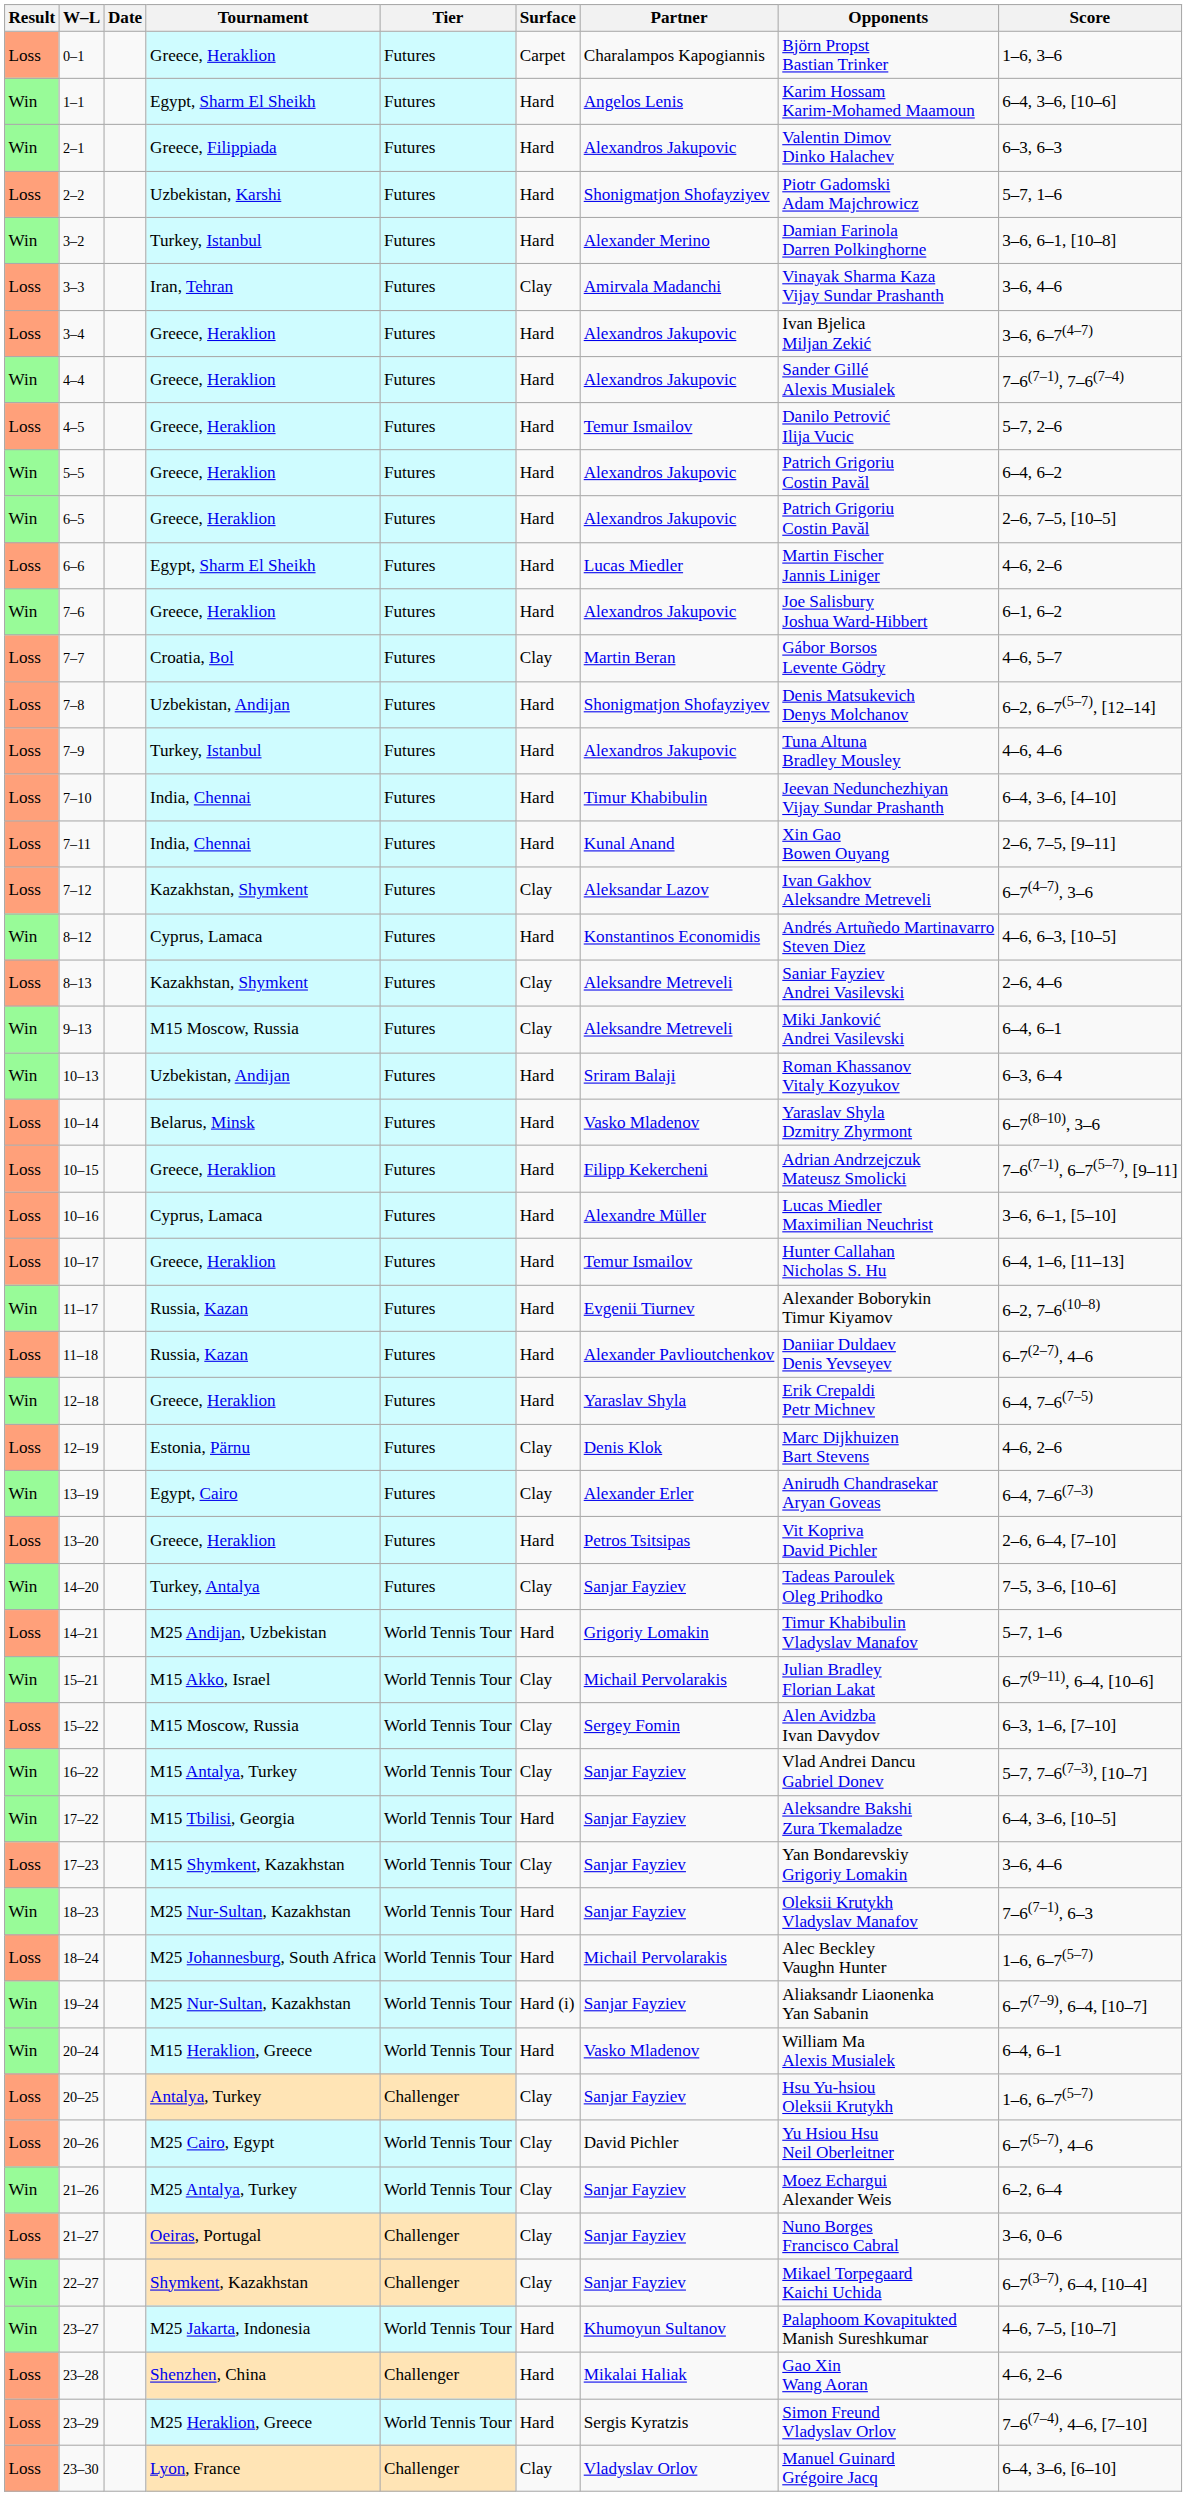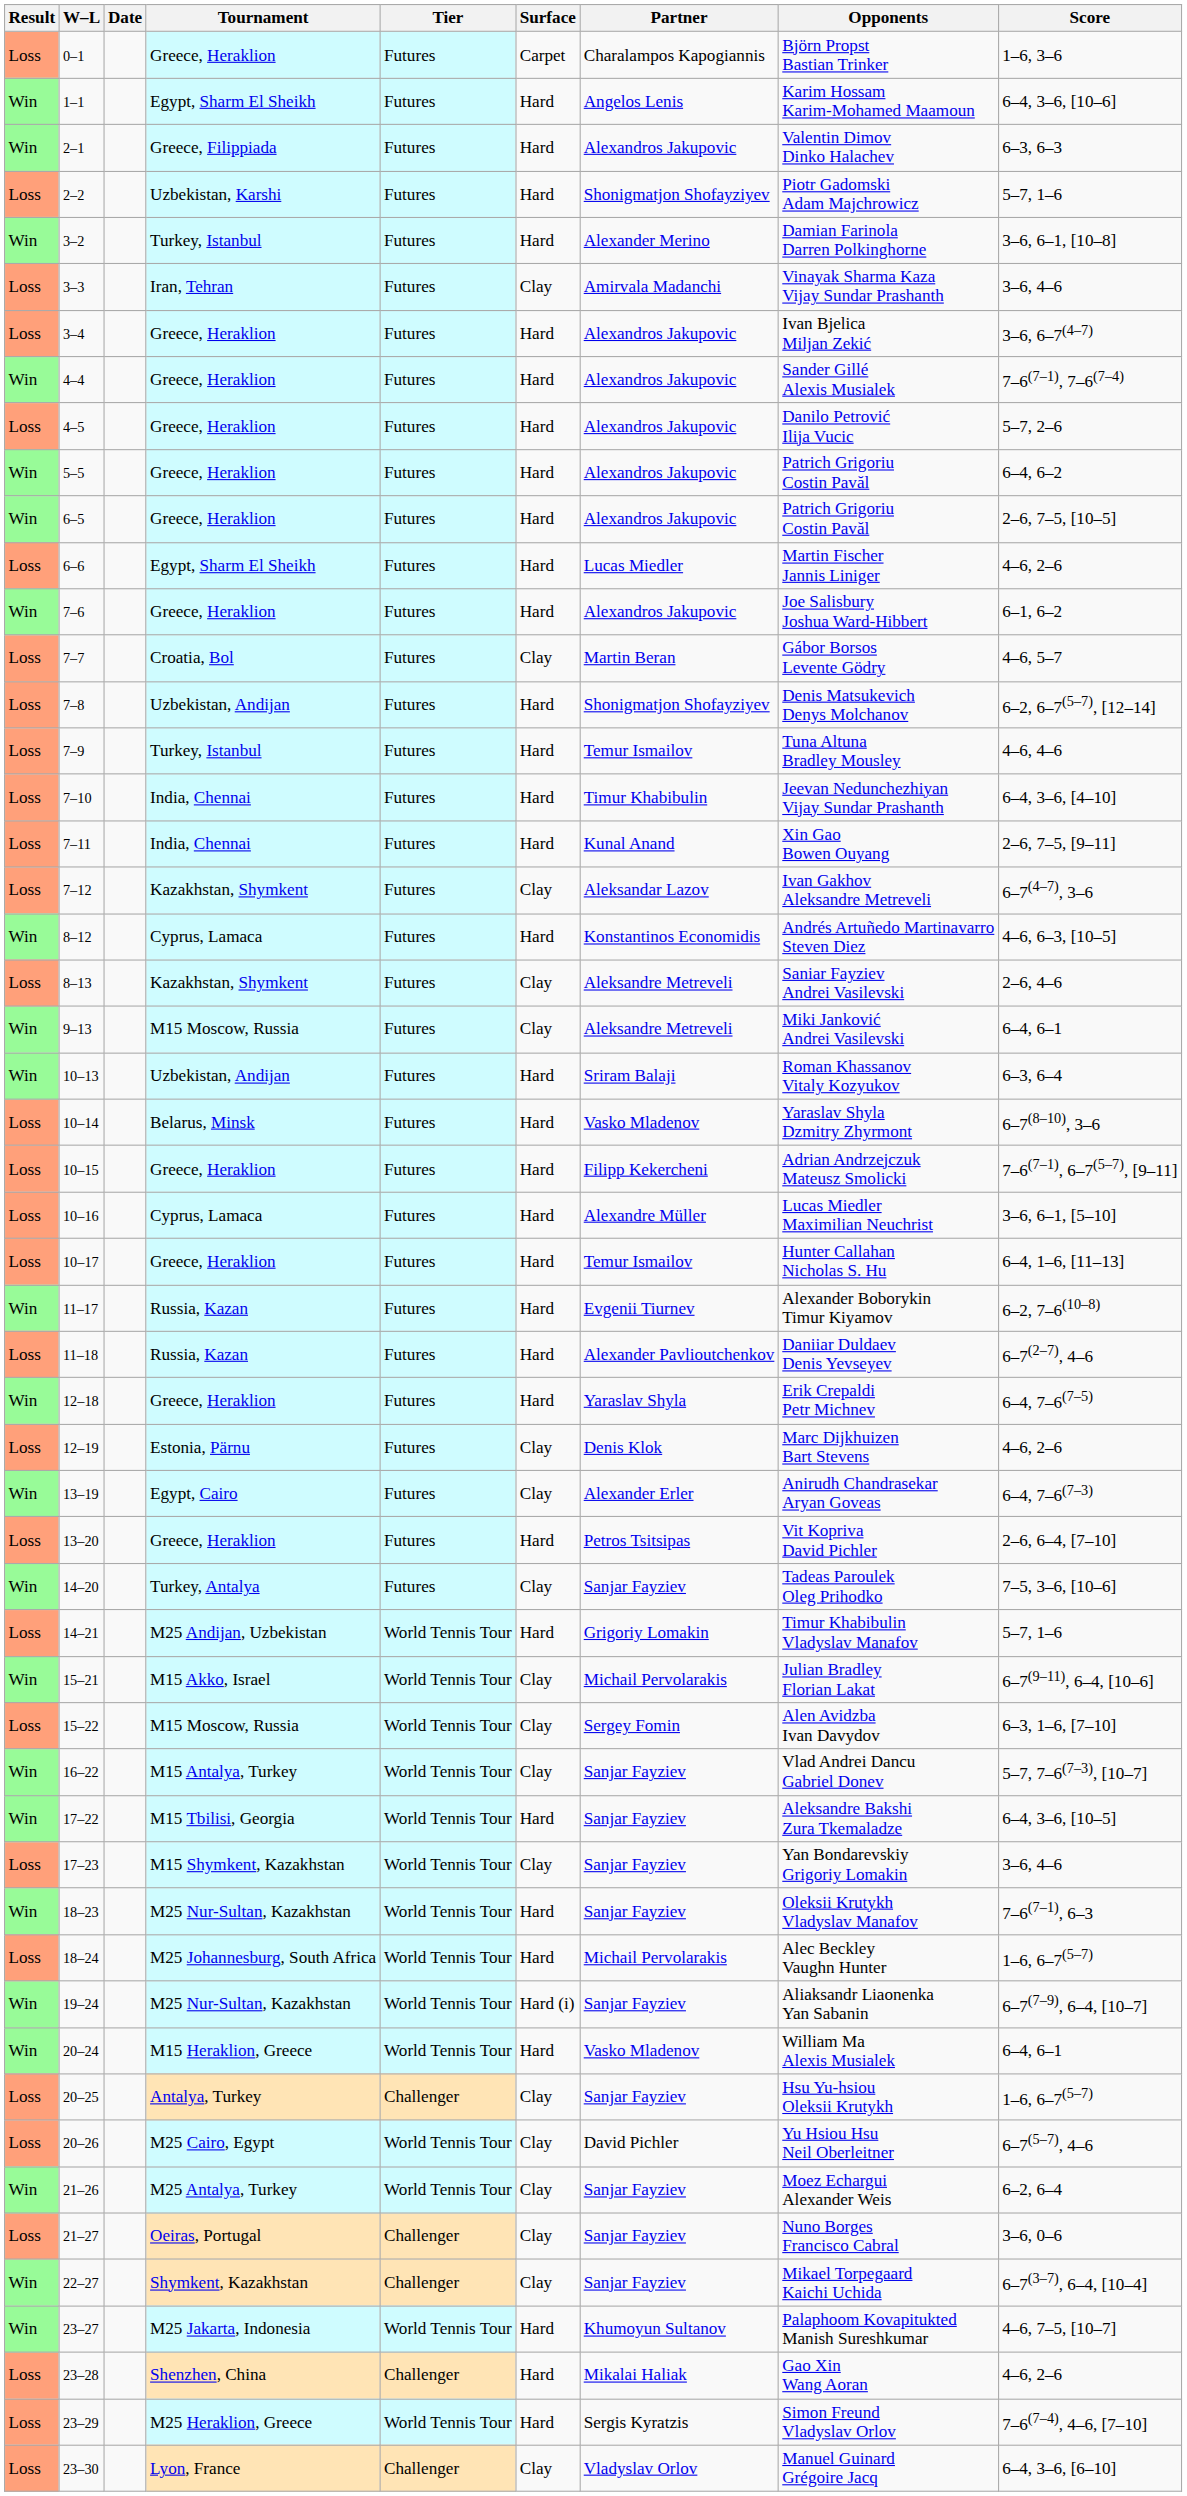(638, 426) Temur Ismailov -> (660, 426) Alexandros Jakupovic
(660, 751) Alexandros Jakupovic -> (638, 751) Temur Ismailov
